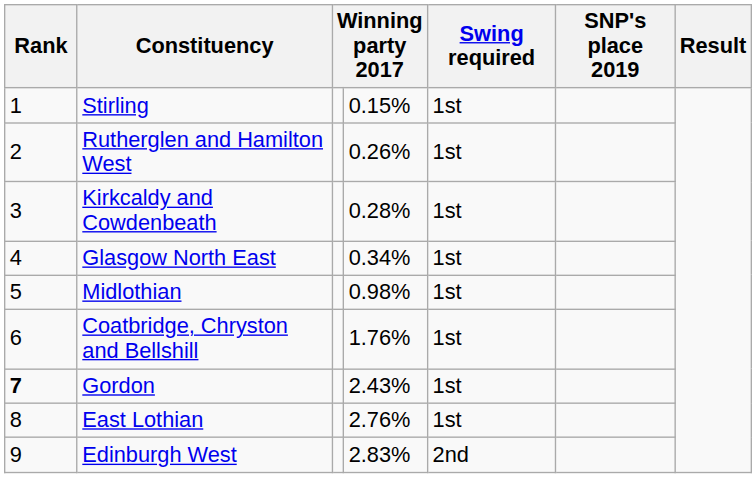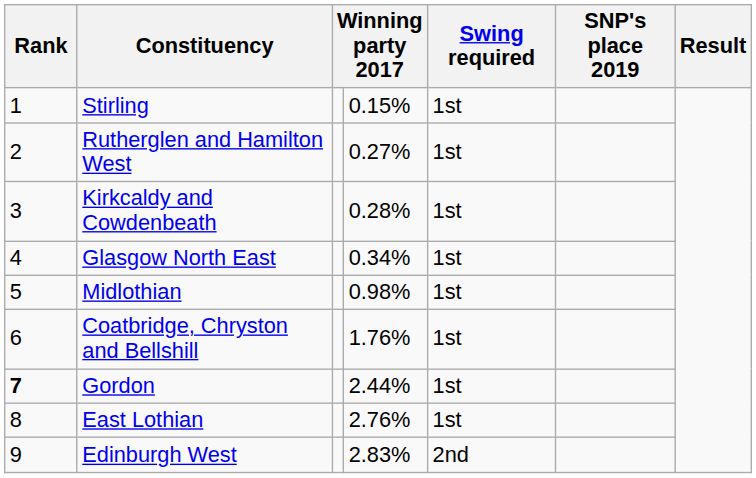(380, 151) 0.26% -> (380, 151) 0.27%
(380, 385) 2.43% -> (380, 385) 2.44%
